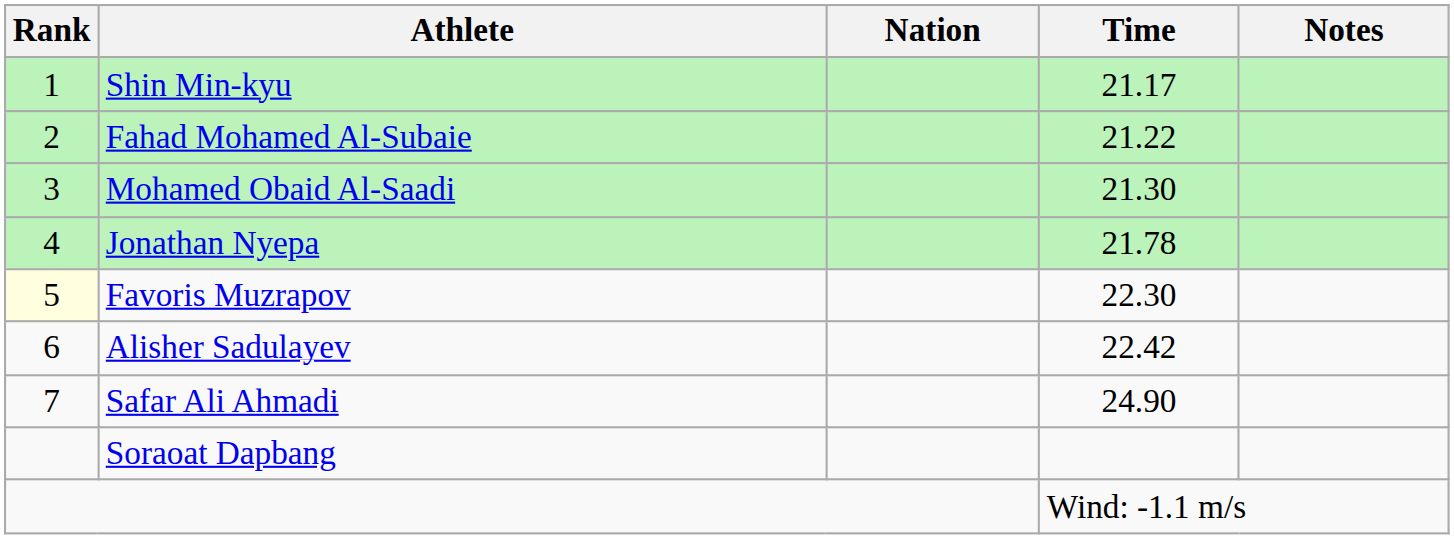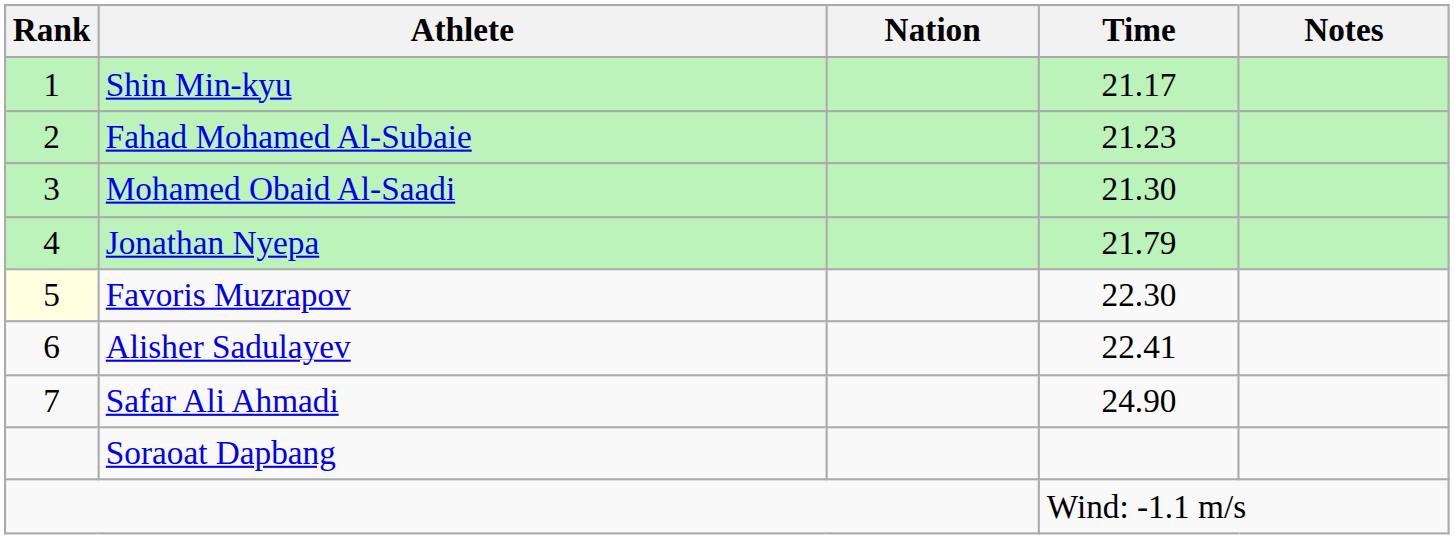(1139, 136) 21.22 -> (1139, 136) 21.23
(1139, 242) 21.78 -> (1139, 242) 21.79
(1139, 347) 22.42 -> (1139, 347) 22.41
